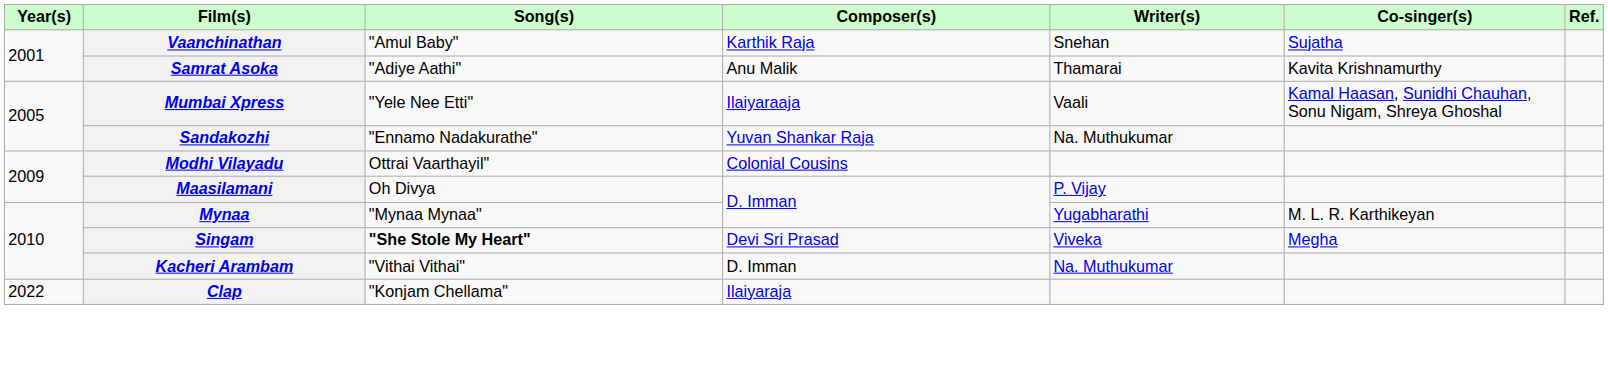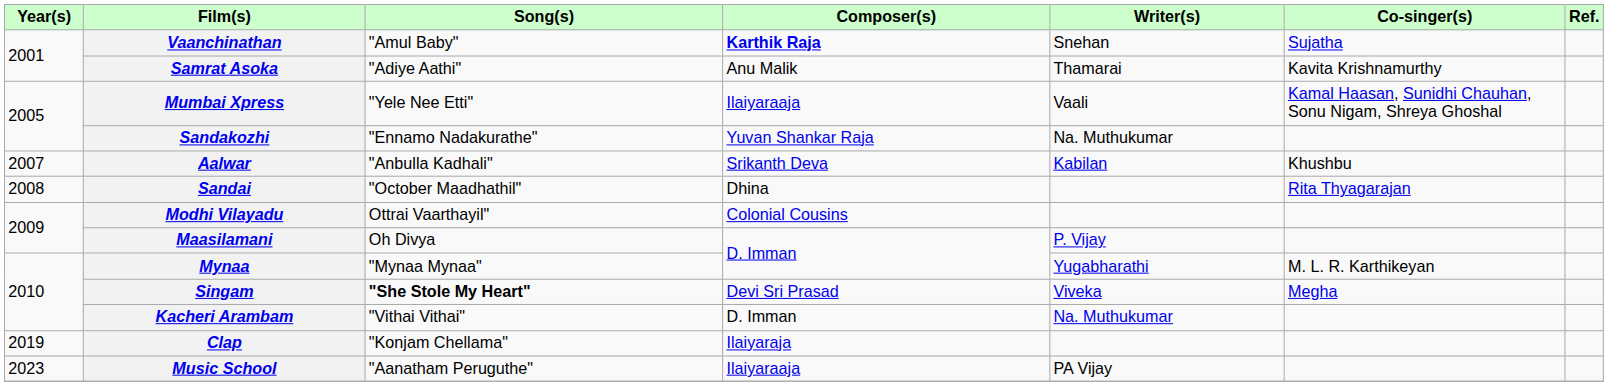(771, 42) normal -> (774, 42) bold
+ row: (224, 163)
+ row: (224, 189)
(26, 291) 2022 -> (26, 343) 2019
+ row: (224, 368)
